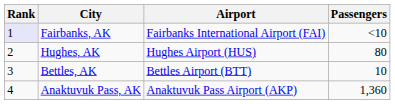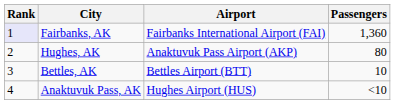(377, 33) <10 -> (373, 33) 1,360
(201, 52) Hughes Airport (HUS) -> (222, 52) Anaktuvuk Pass Airport (AKP)
(222, 90) Anaktuvuk Pass Airport (AKP) -> (201, 90) Hughes Airport (HUS)
(373, 90) 1,360 -> (377, 90) <10
